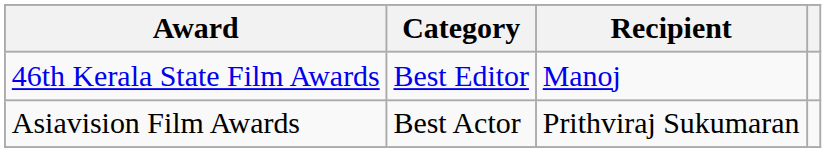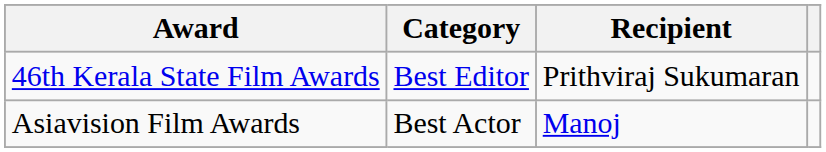(582, 75) Manoj -> (671, 75) Prithviraj Sukumaran
(671, 123) Prithviraj Sukumaran -> (582, 123) Manoj
